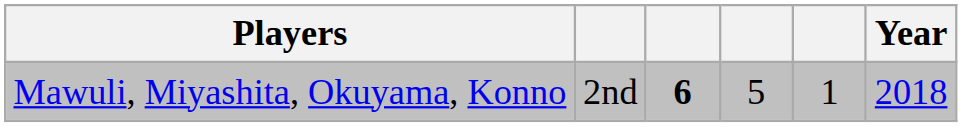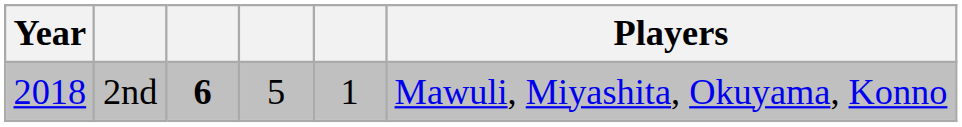columns swapped: (911, 33) <-> (290, 33)
